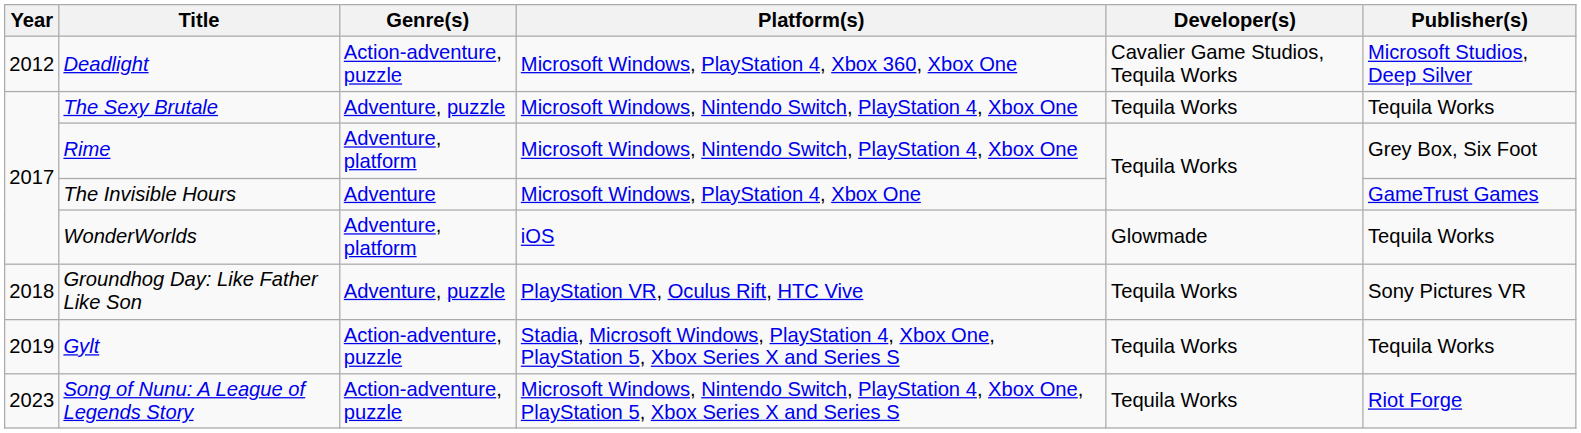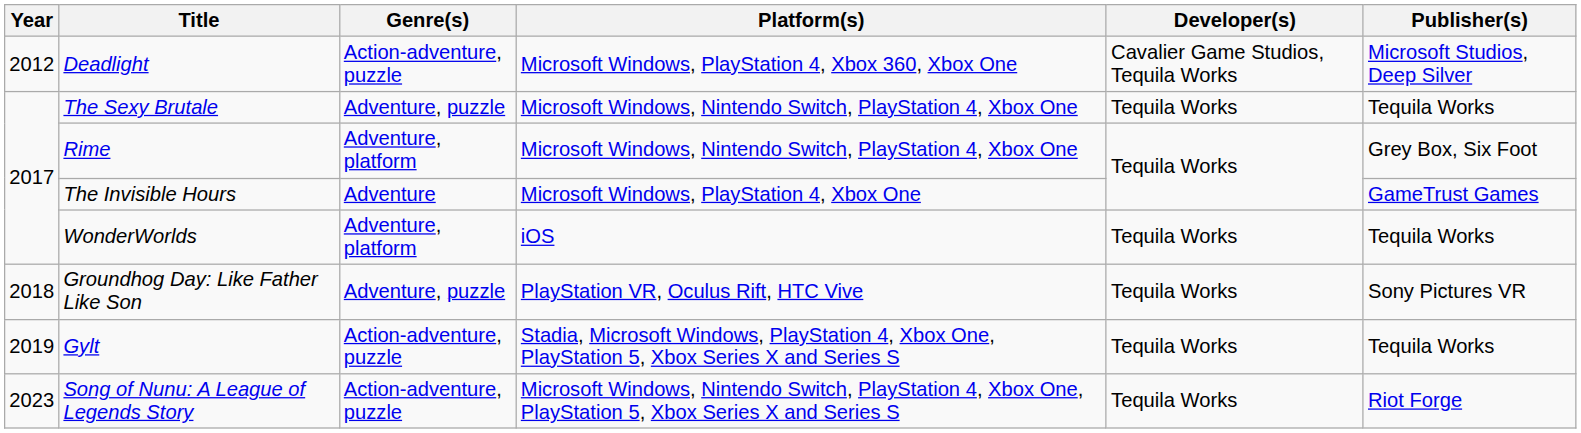(1159, 237) Glowmade -> (1174, 237) Tequila Works
